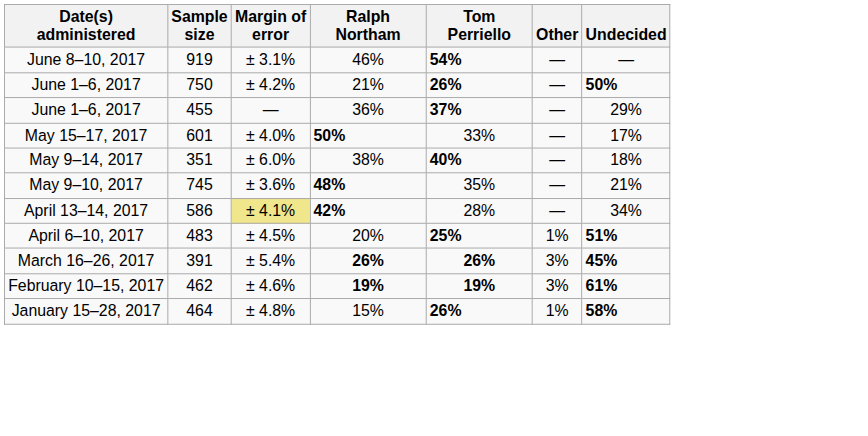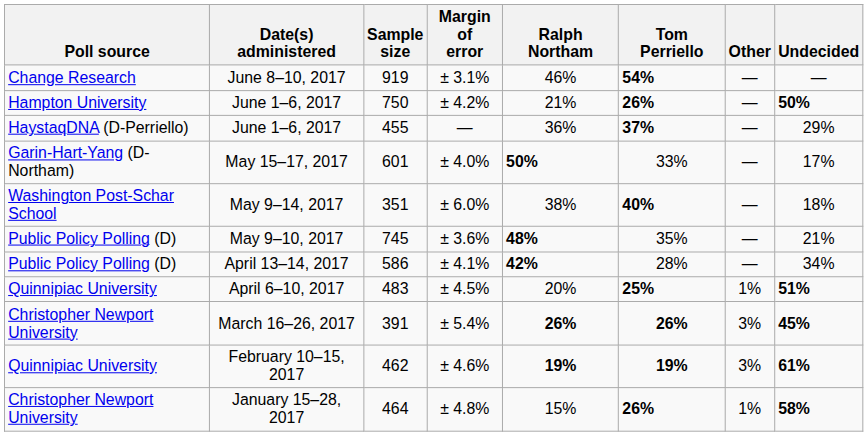+ column: (107, 52)
(271, 210) khaki background -> (465, 264) no background
